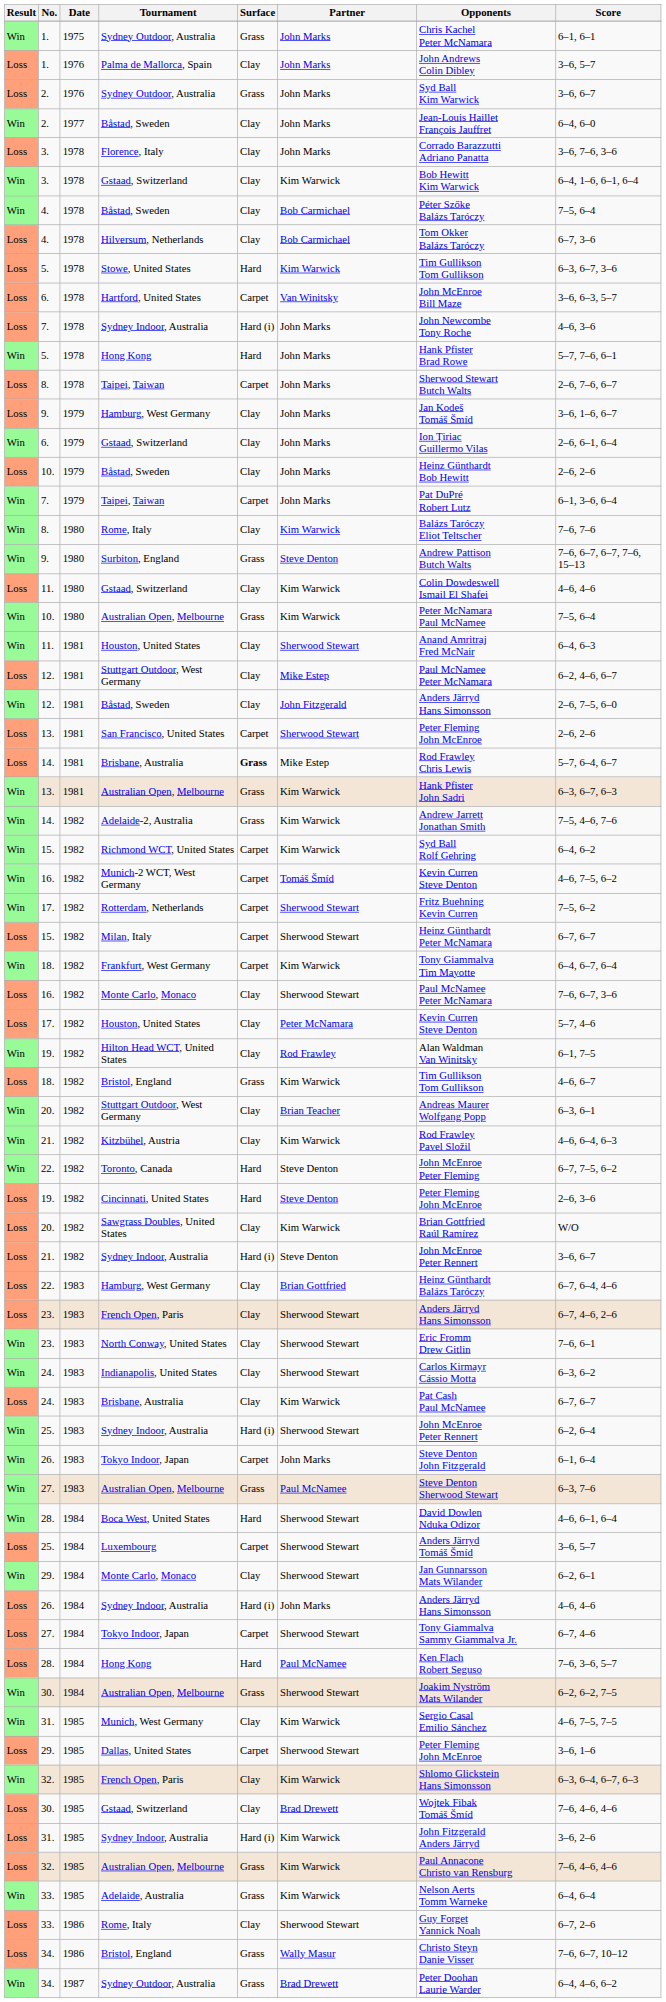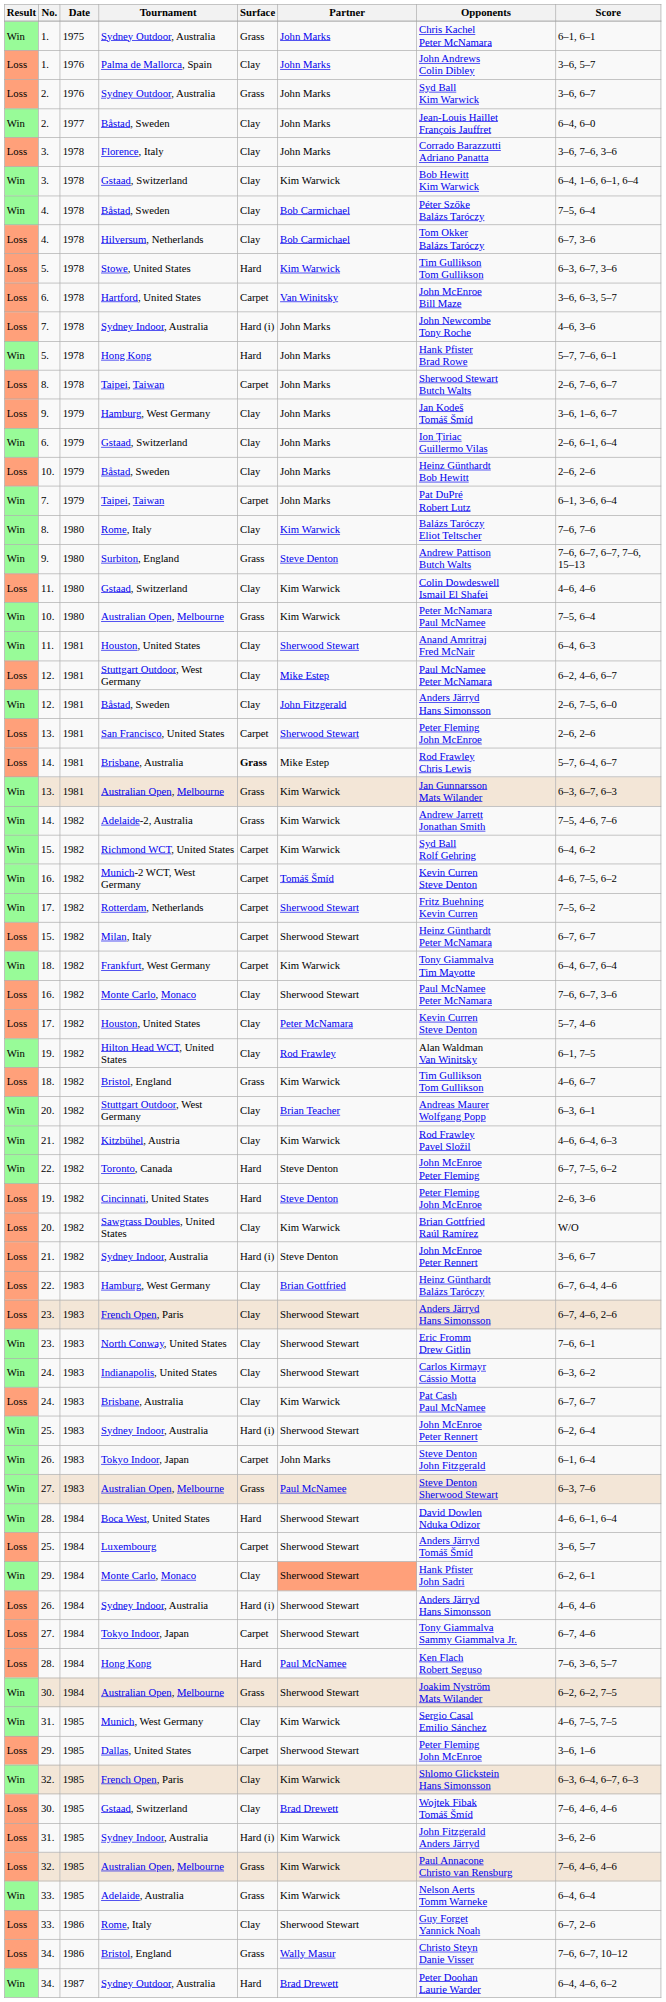(446, 791) Hank Pfister John Sadri -> (453, 791) Jan Gunnarsson Mats Wilander
(320, 1576) no background -> (320, 1576) lightsalmon background
(453, 1576) Jan Gunnarsson Mats Wilander -> (446, 1576) Hank Pfister John Sadri
(305, 1605) John Marks -> (320, 1605) Sherwood Stewart
(252, 1983) Grass -> (251, 1983) Hard
